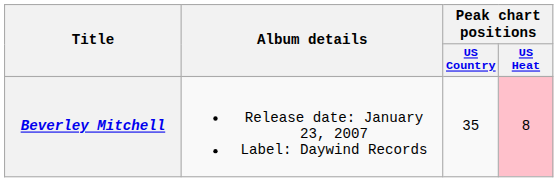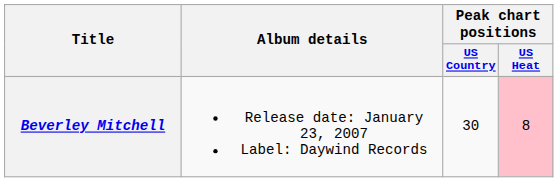(471, 126) 35 -> (471, 126) 30
